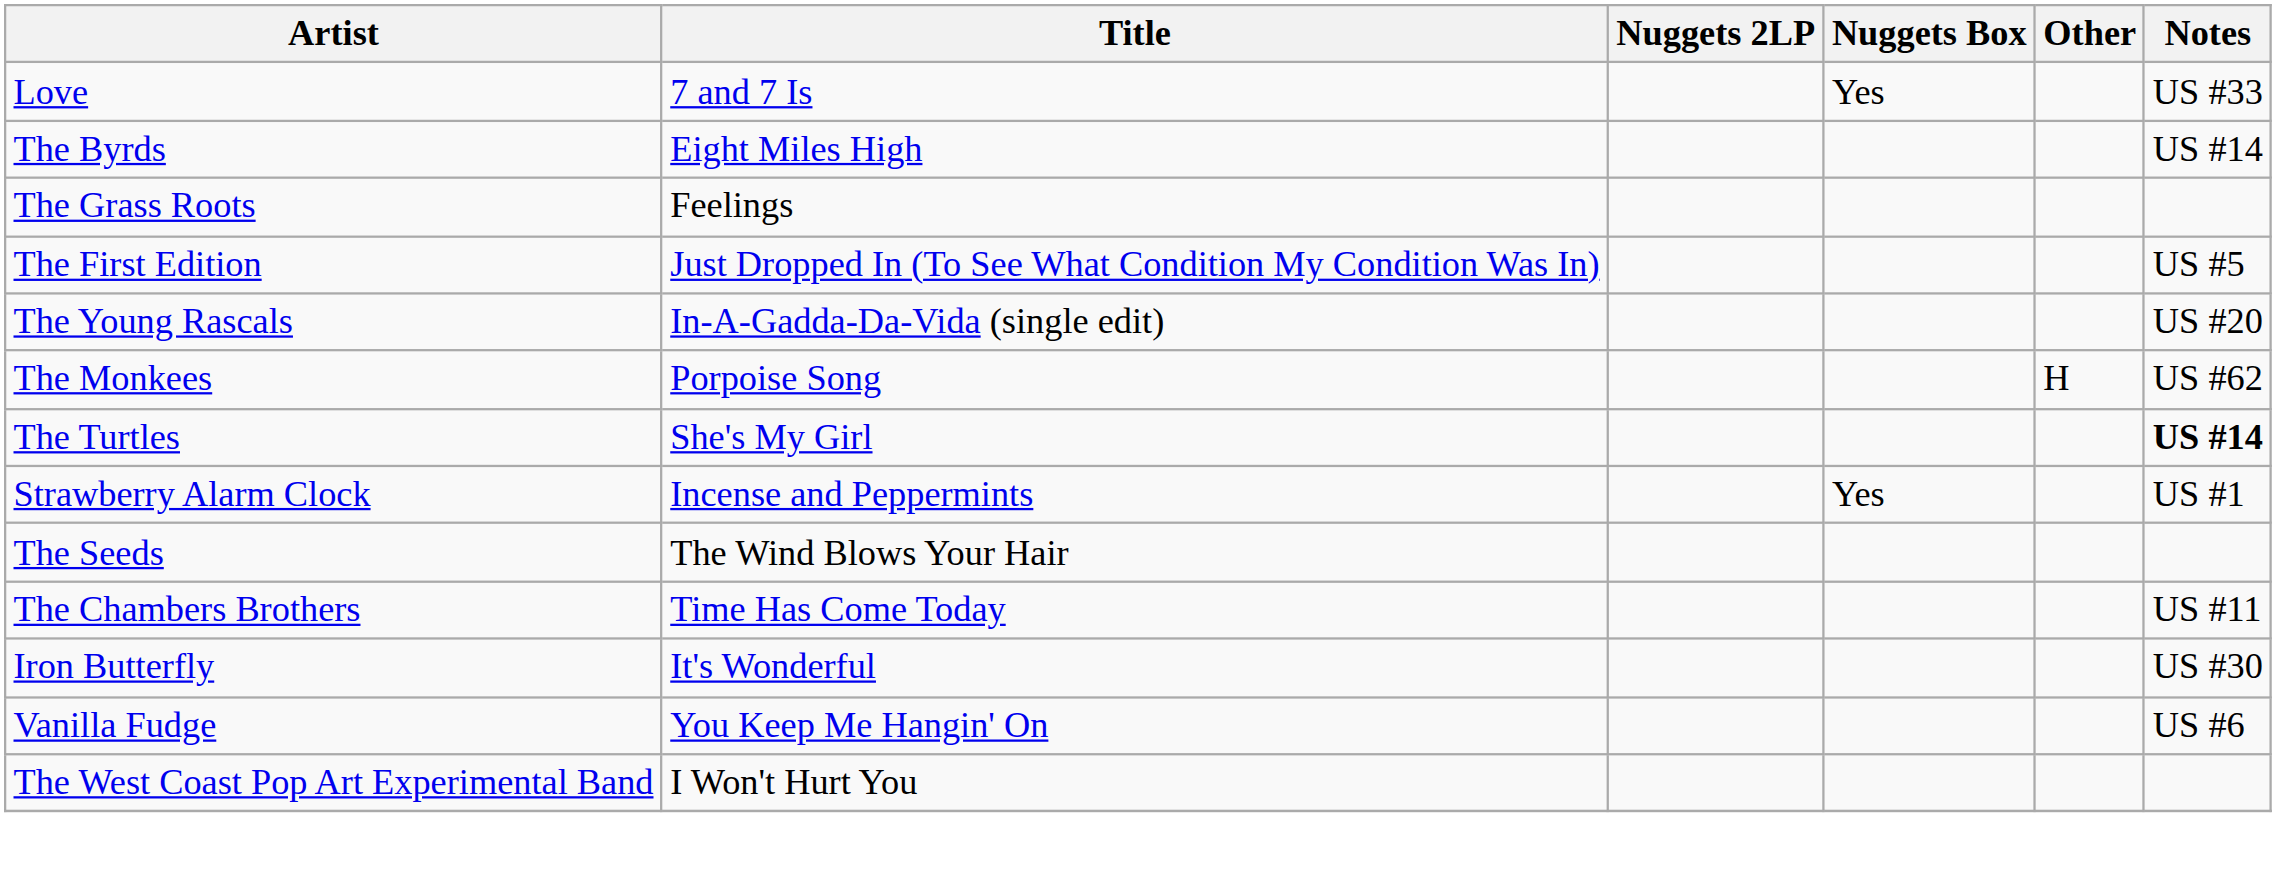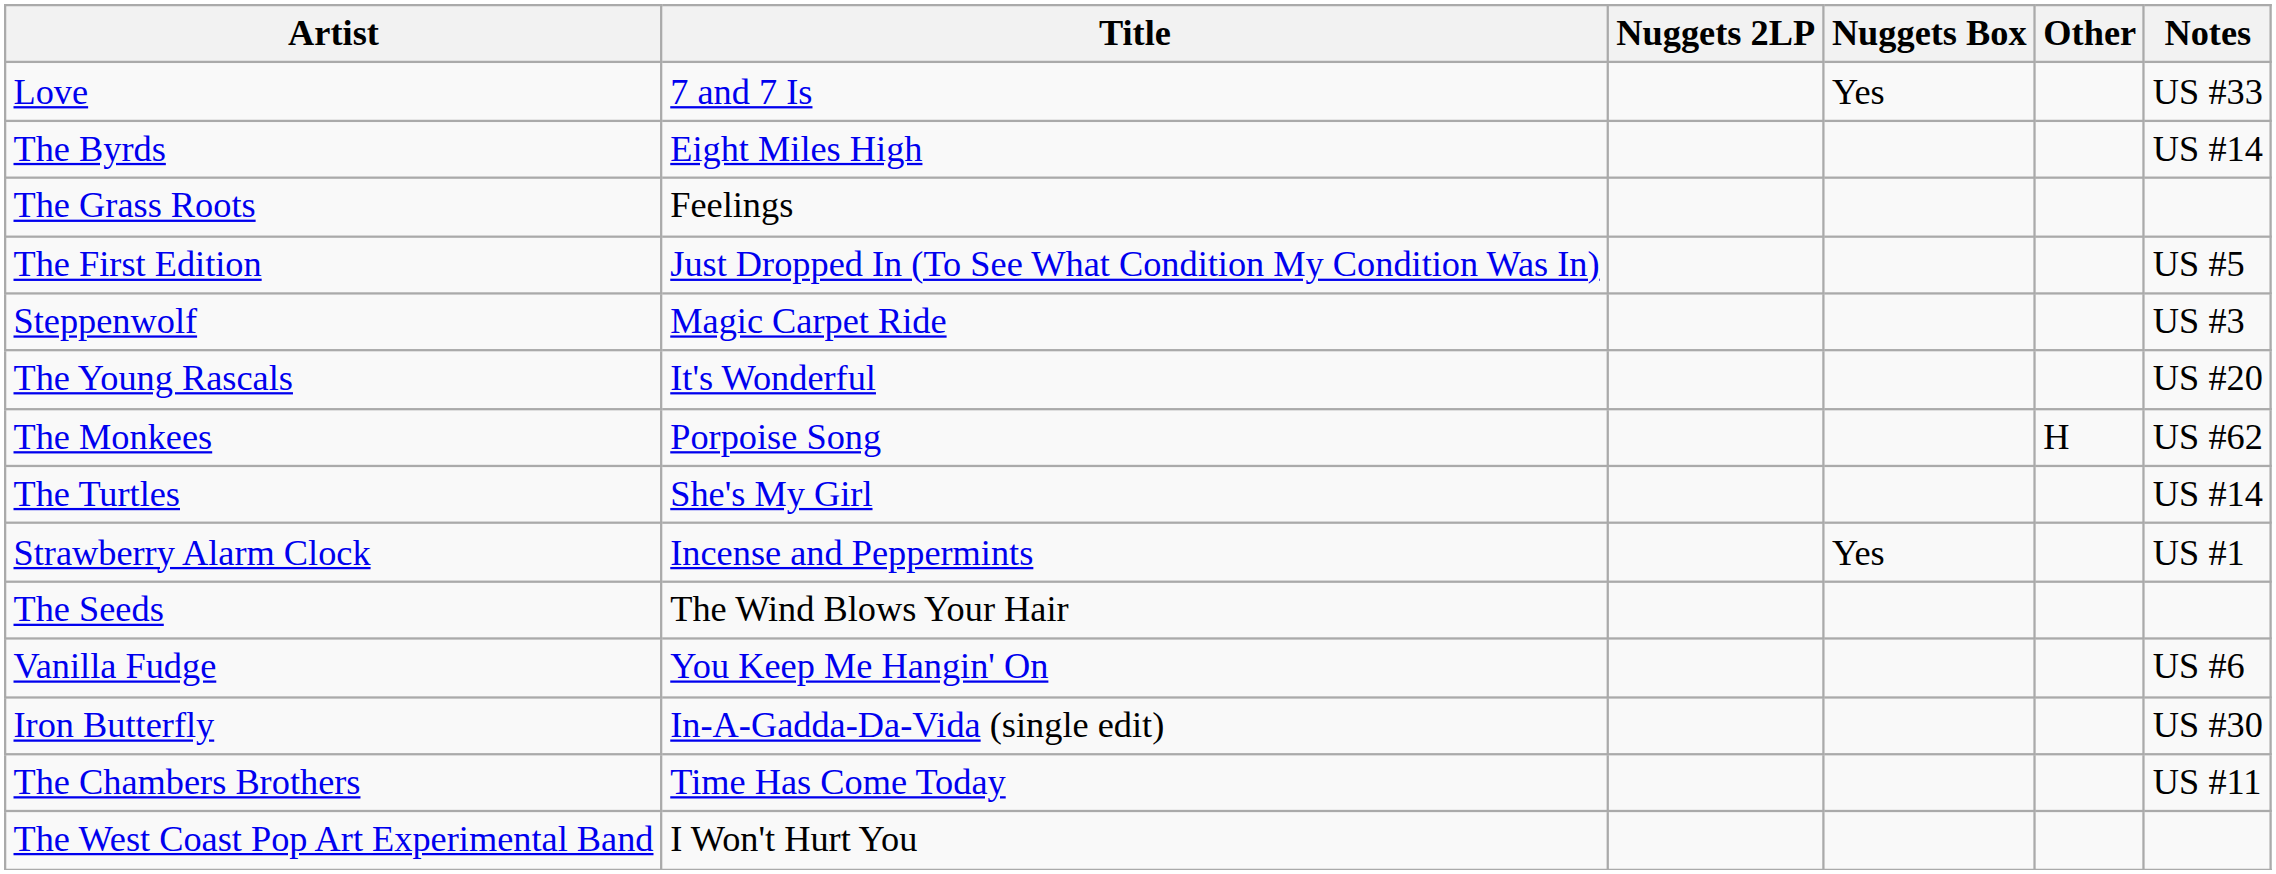+ row: (105, 321)
(917, 321) In-A-Gadda-Da-Vida (single edit) -> (773, 378) It's Wonderful
(2208, 436) bold -> (2208, 494) normal
rows swapped: (115, 724) <-> (187, 609)
(773, 666) It's Wonderful -> (917, 724) In-A-Gadda-Da-Vida (single edit)
